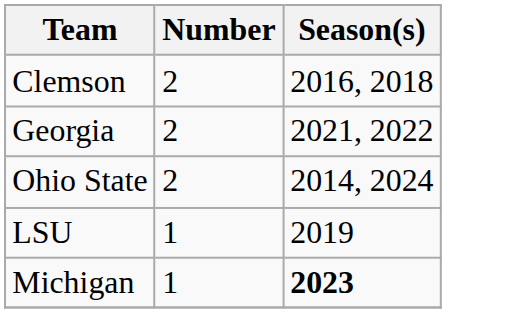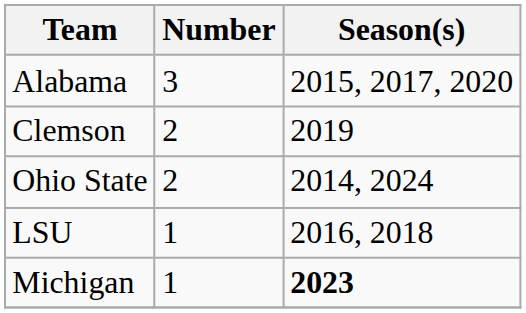+ row: (70, 80)
(362, 80) 2016, 2018 -> (322, 130) 2019
- row: (63, 130)
(322, 231) 2019 -> (362, 231) 2016, 2018
